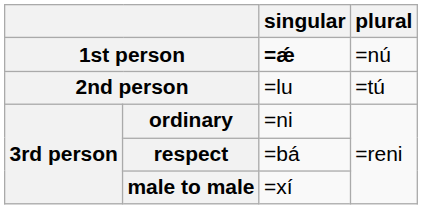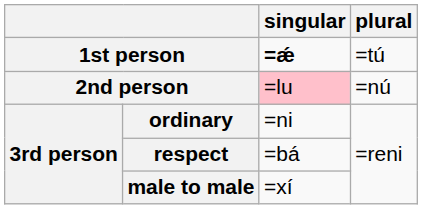(373, 54) =nú -> (370, 54) =tú
(278, 87) no background -> (278, 87) pink background
(370, 87) =tú -> (373, 87) =nú
